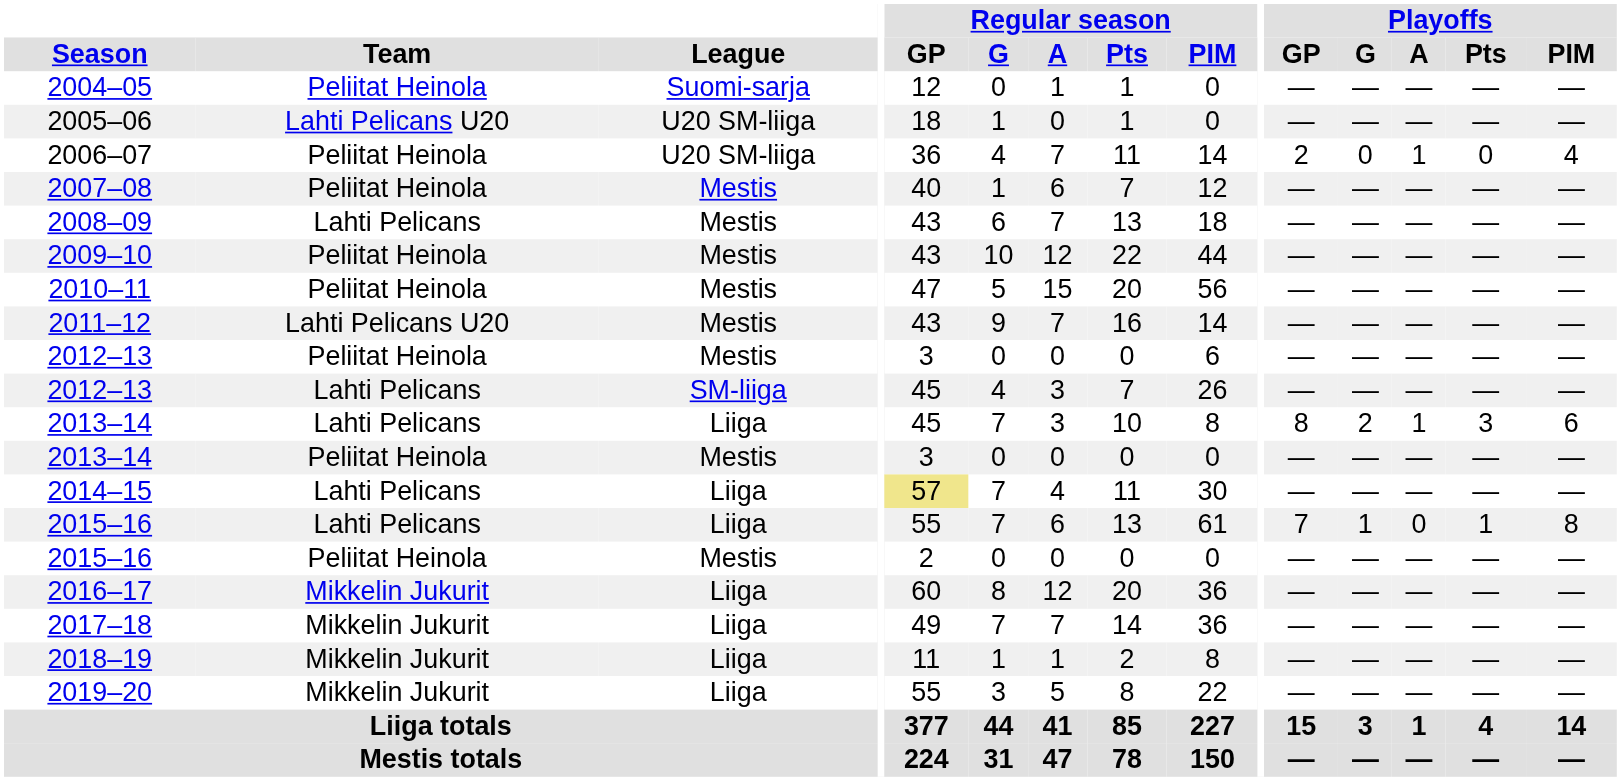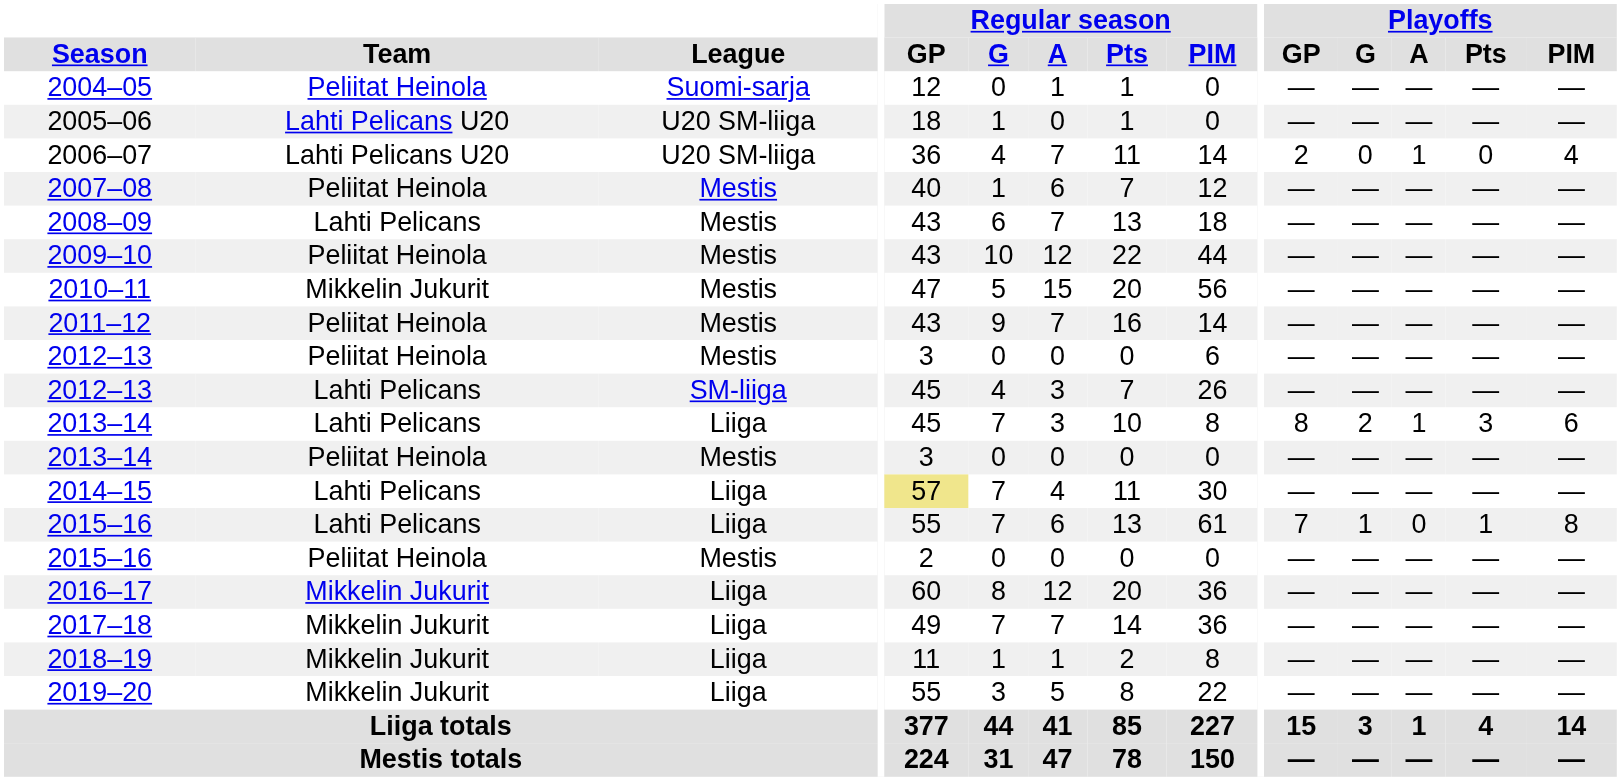(397, 154) Peliitat Heinola -> (397, 154) Lahti Pelicans U20
(397, 289) Peliitat Heinola -> (397, 289) Mikkelin Jukurit
(397, 322) Lahti Pelicans U20 -> (397, 322) Peliitat Heinola
